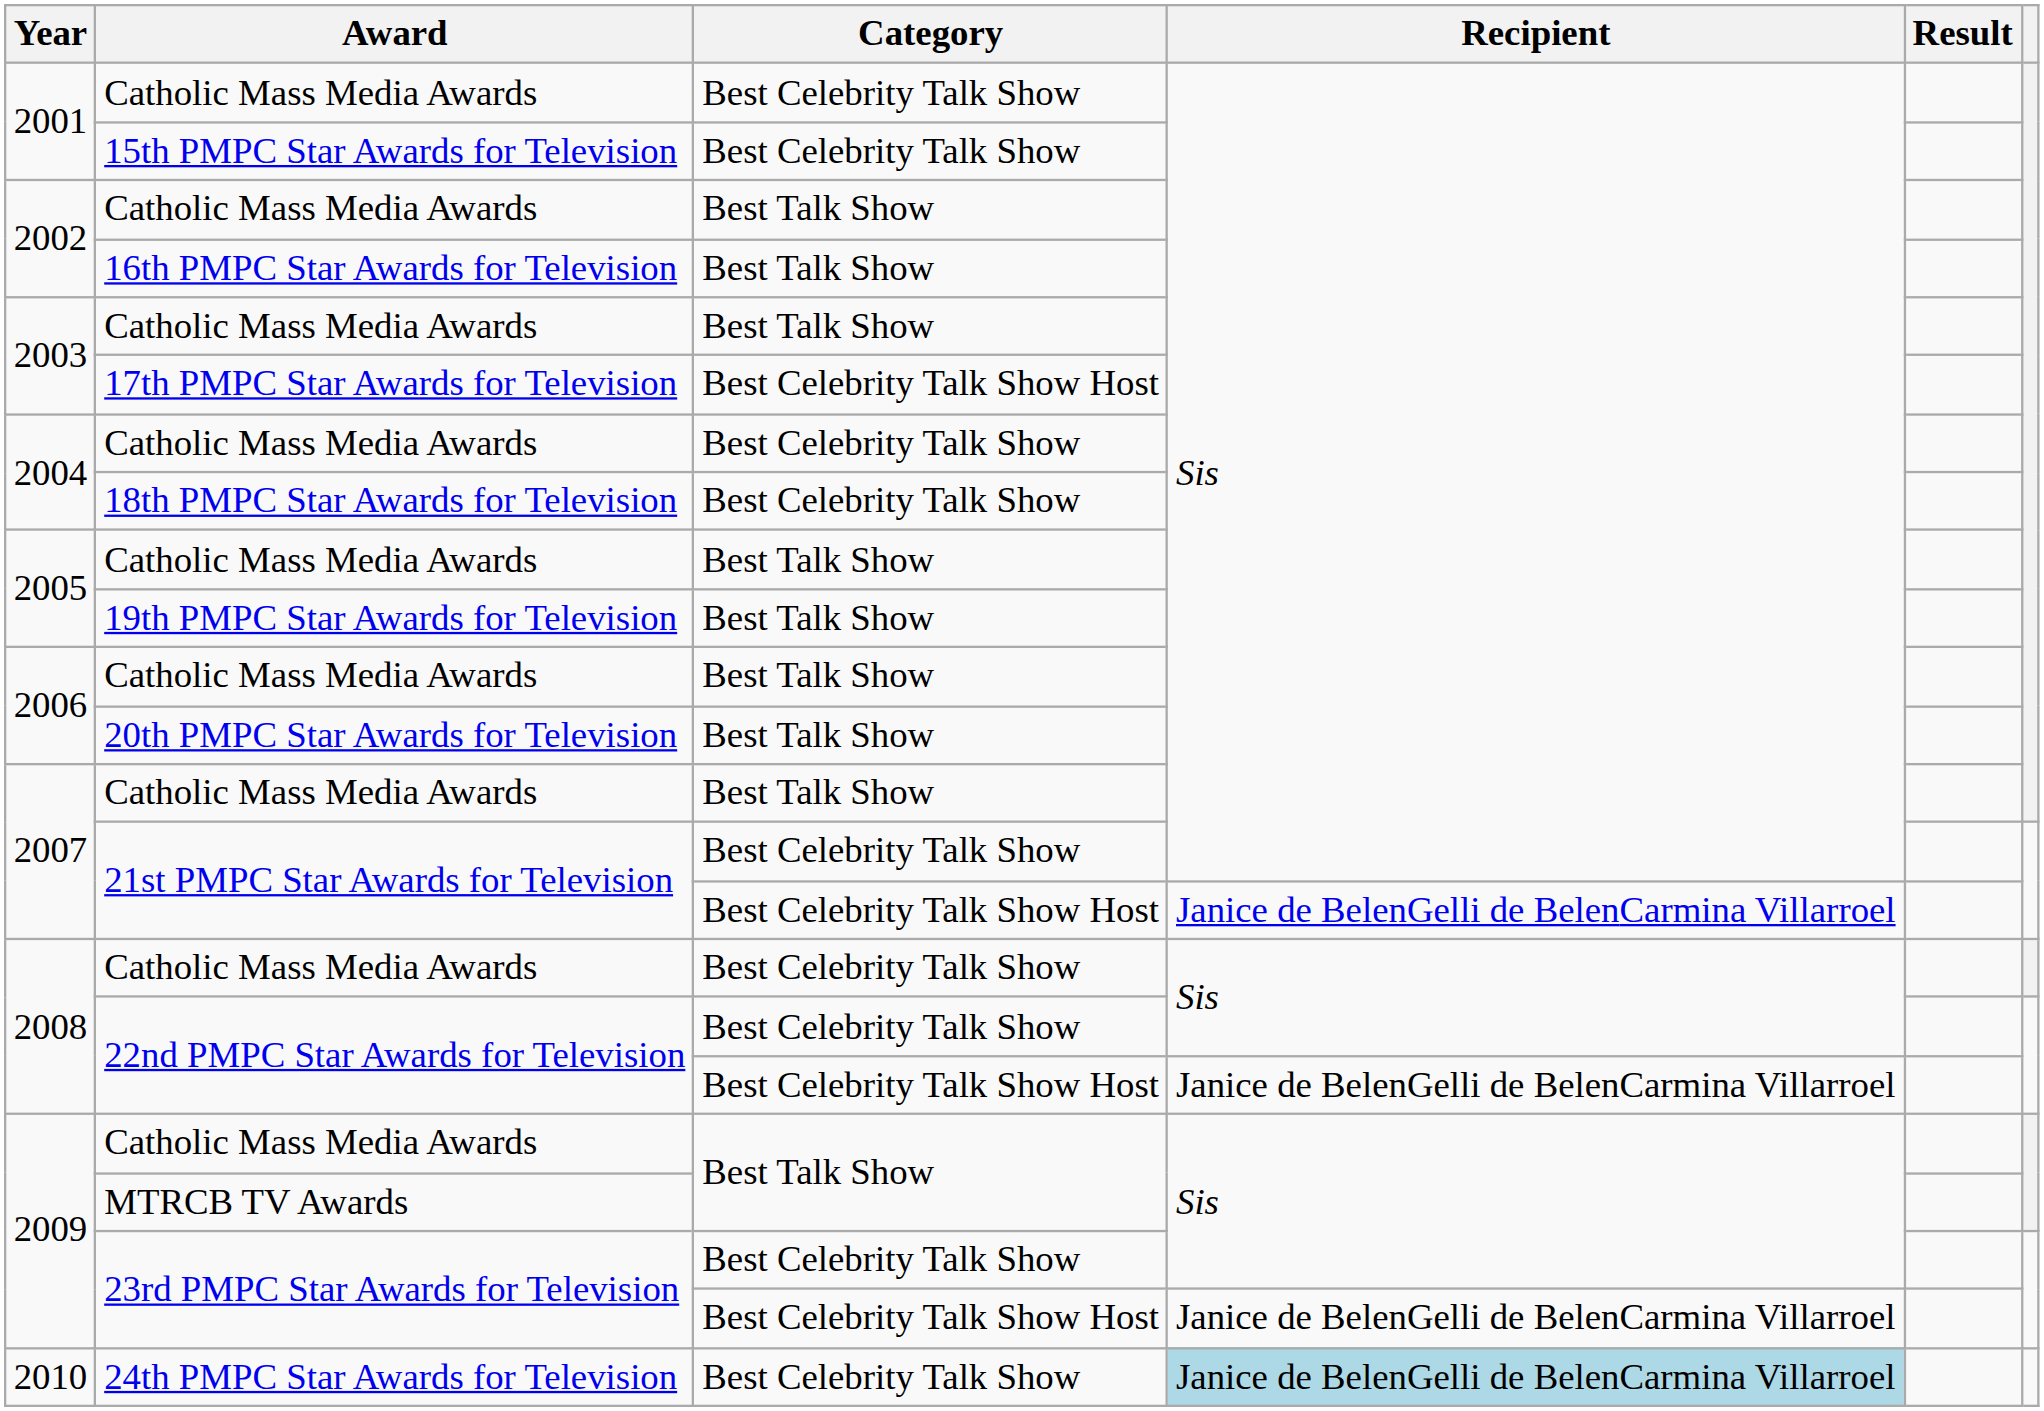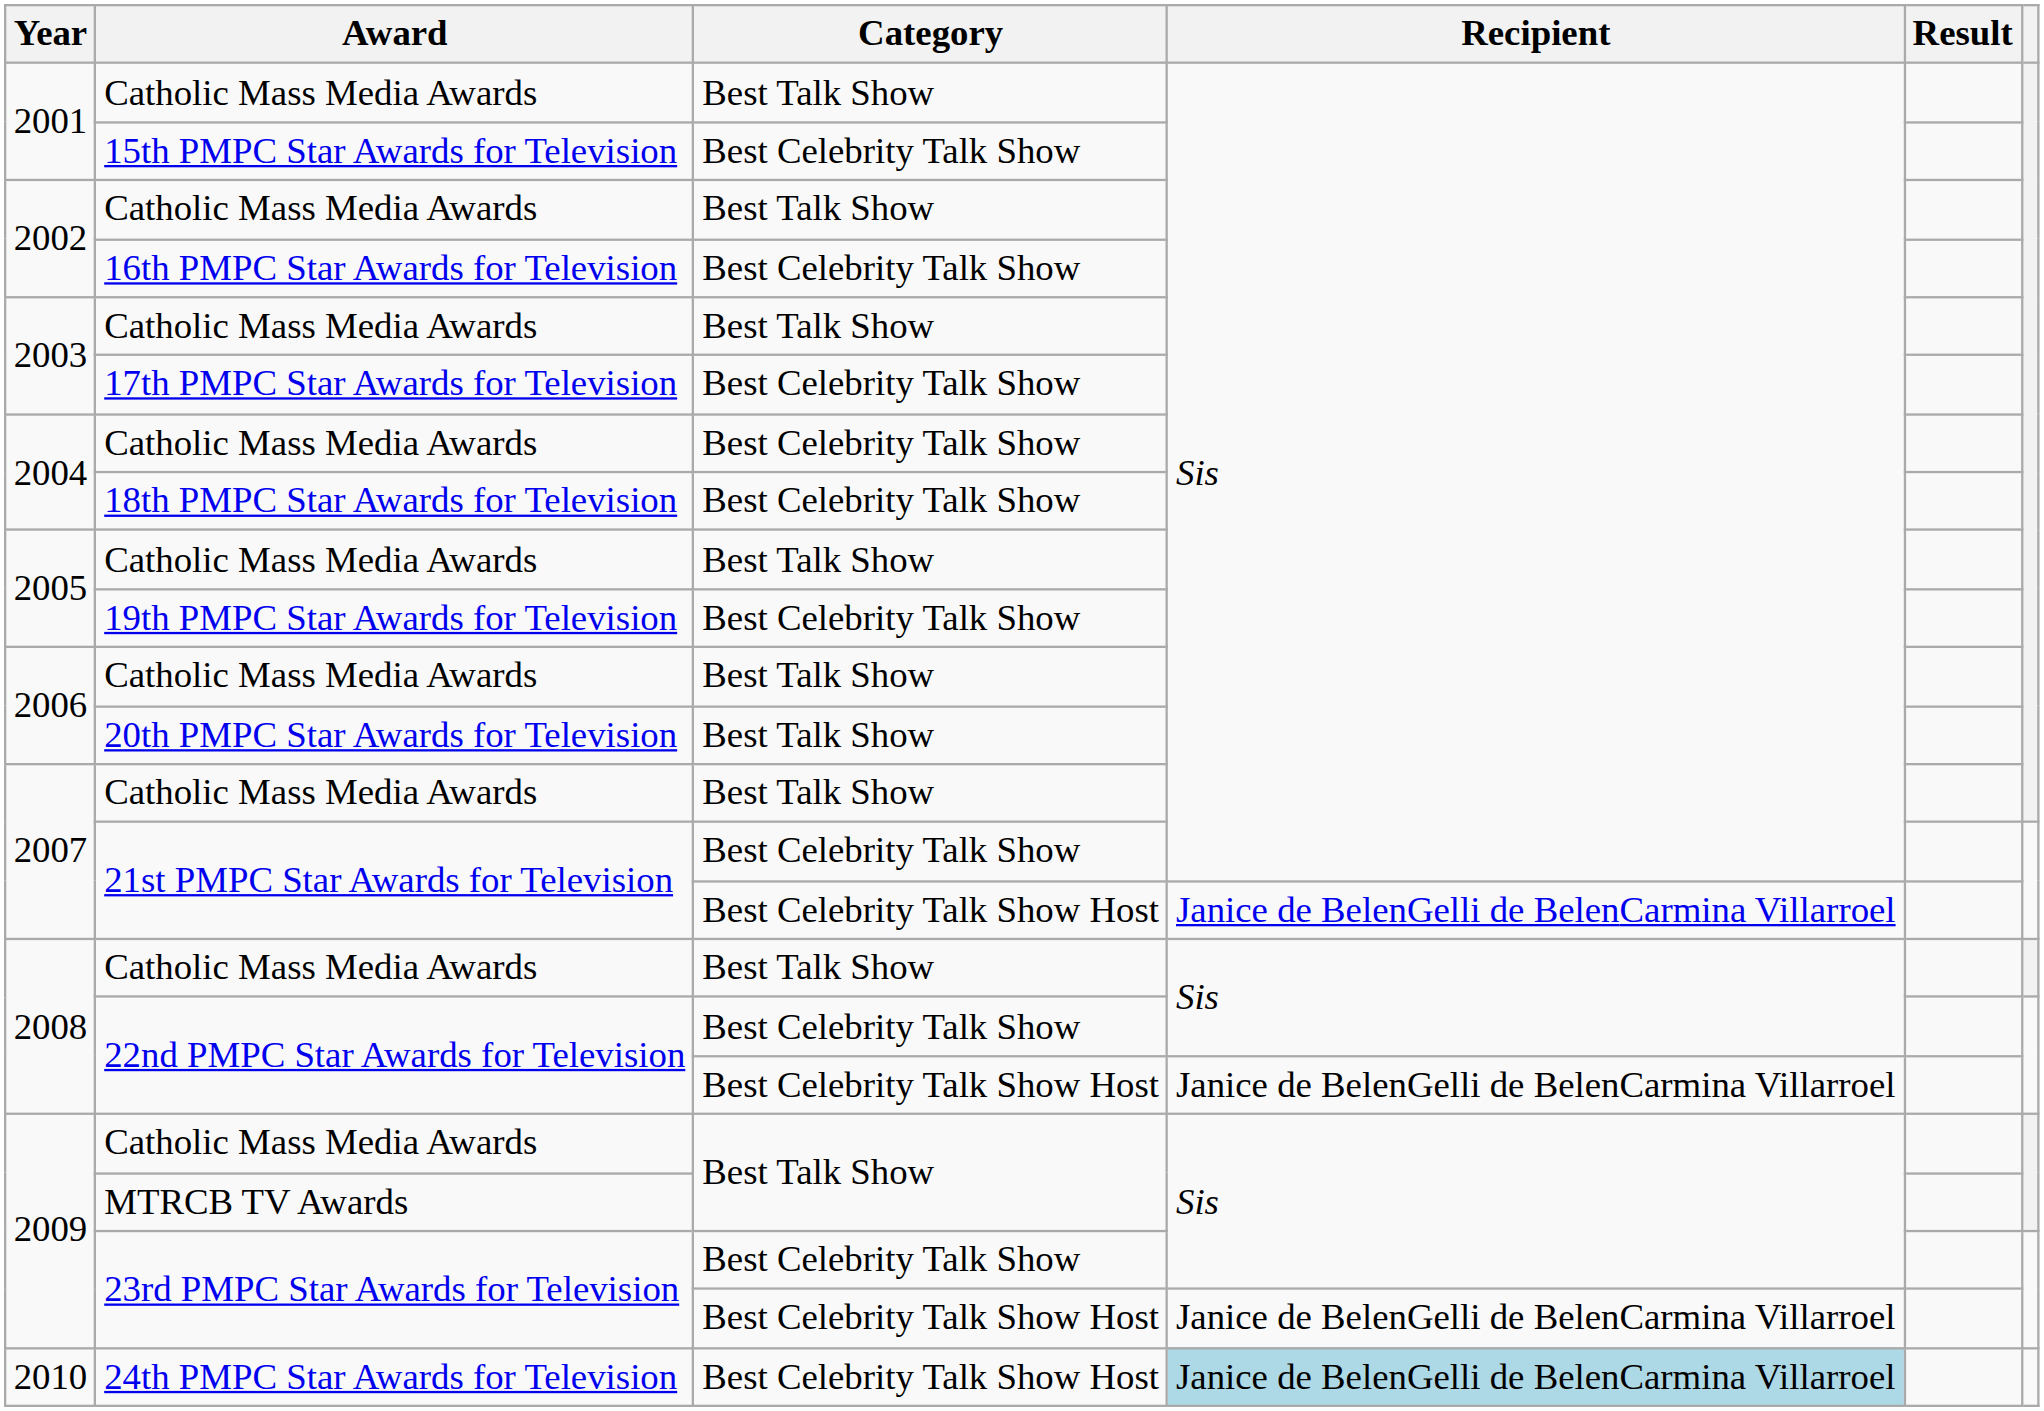(891, 92) Best Celebrity Talk Show -> (818, 92) Best Talk Show
(818, 267) Best Talk Show -> (891, 267) Best Celebrity Talk Show
(931, 383) Best Celebrity Talk Show Host -> (891, 383) Best Celebrity Talk Show
(818, 617) Best Talk Show -> (891, 617) Best Celebrity Talk Show
(891, 967) Best Celebrity Talk Show -> (818, 967) Best Talk Show
(891, 1376) Best Celebrity Talk Show -> (931, 1376) Best Celebrity Talk Show Host
